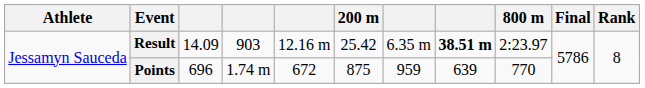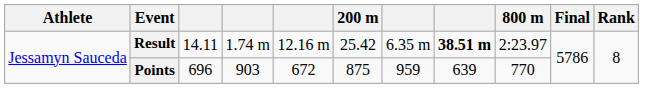(201, 44) 14.09 -> (200, 44) 14.11
(248, 44) 903 -> (248, 44) 1.74 m
(248, 70) 1.74 m -> (248, 70) 903
